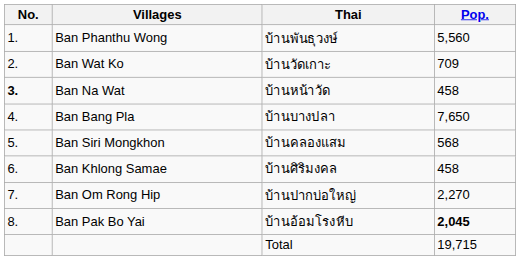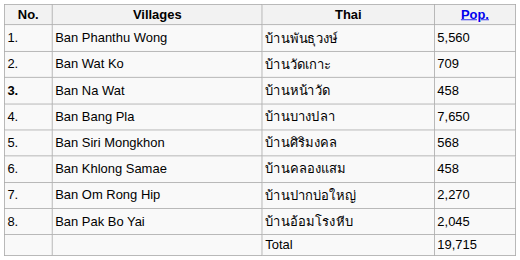(306, 143) บ้านคลองแสม -> (301, 143) บ้านศิริมงคล
(301, 169) บ้านศิริมงคล -> (306, 169) บ้านคลองแสม
(454, 221) bold -> (454, 221) normal
